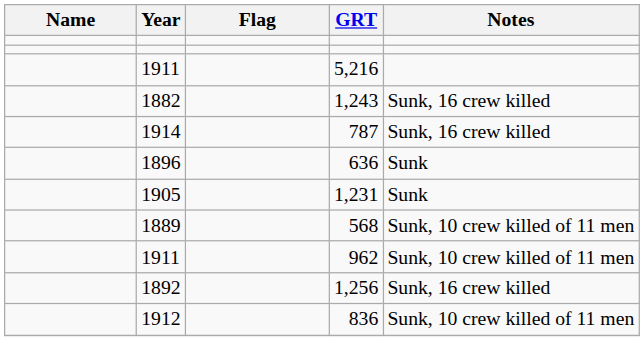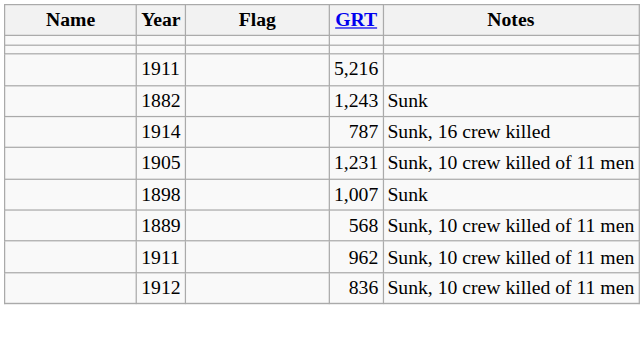(469, 100) Sunk, 16 crew killed -> (408, 100) Sunk
- row: (161, 163)
(408, 194) Sunk -> (511, 163) Sunk, 10 crew killed of 11 men
+ row: (161, 194)
- row: (161, 287)
